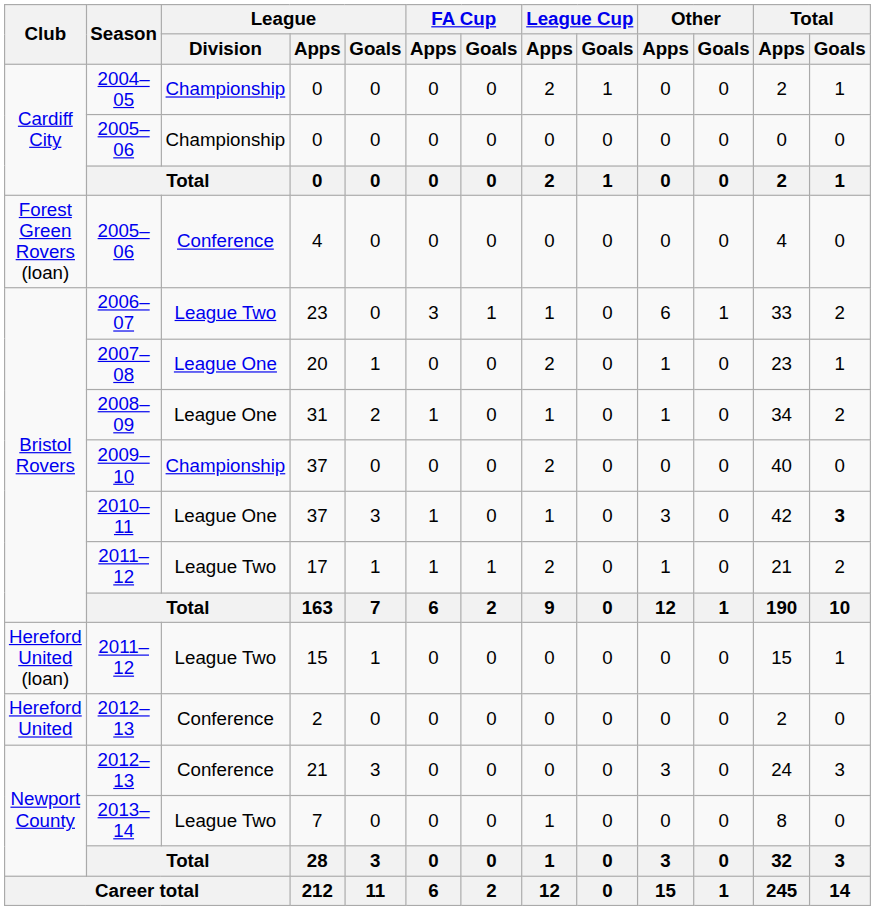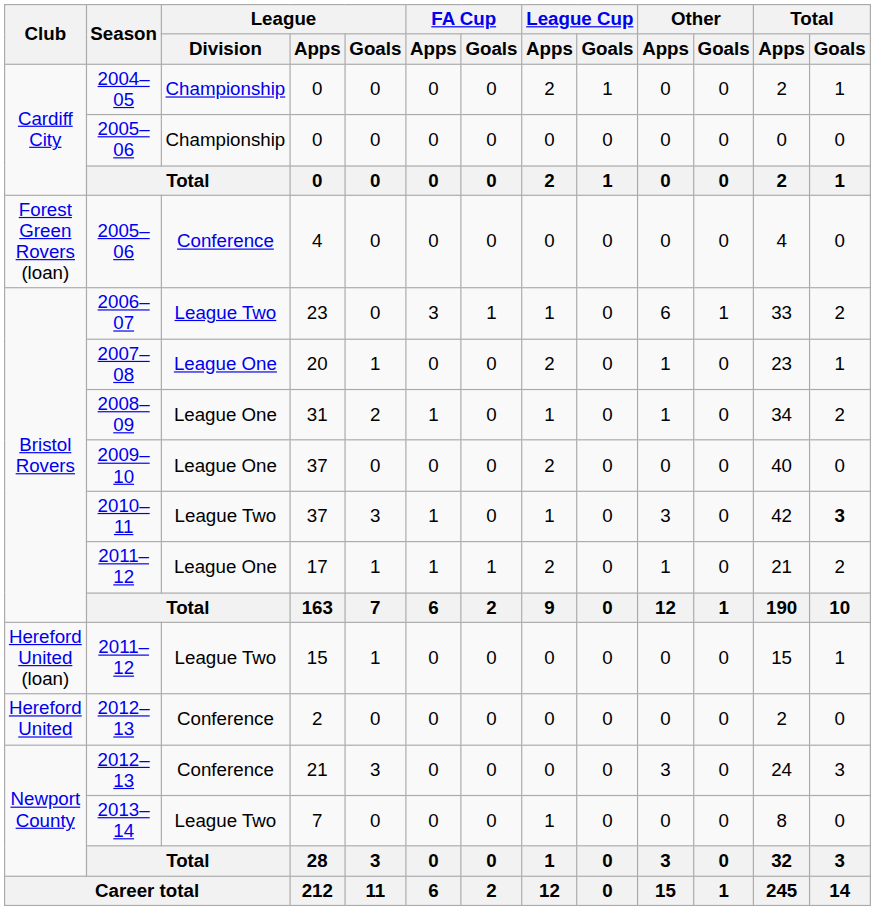(225, 465) Championship -> (225, 465) League One
(225, 516) League One -> (225, 516) League Two
(225, 567) League Two -> (225, 567) League One
